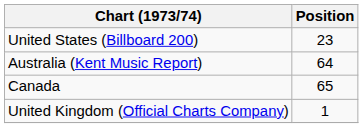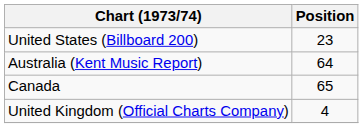(325, 110) 1 -> (325, 110) 4
